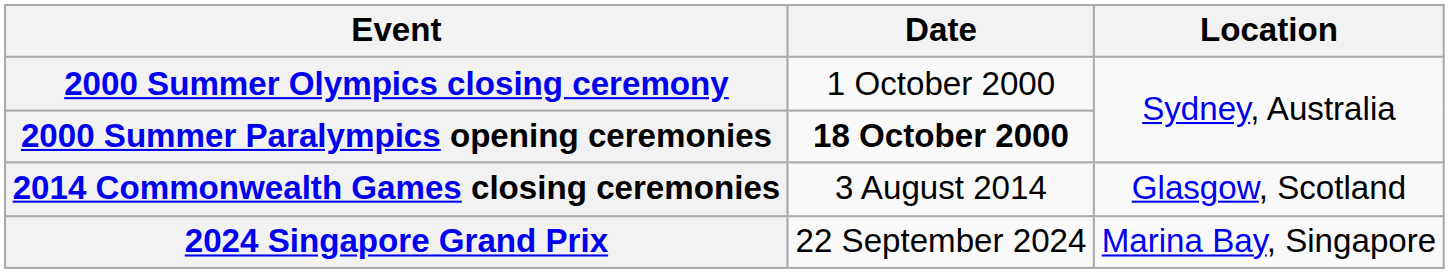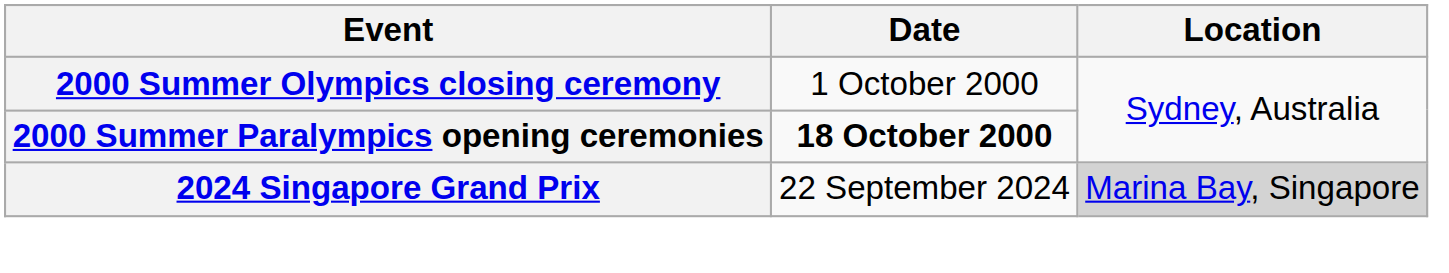- row: (396, 188)
(1269, 240) no background -> (1252, 188) lightgrey background
